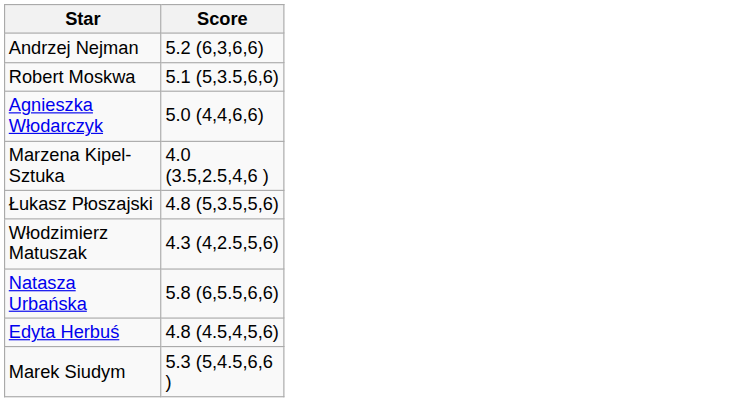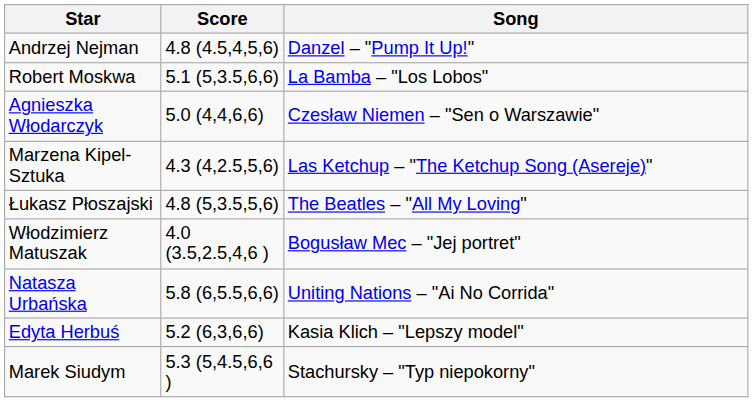+ column: (516, 18)
(215, 47) 5.2 (6,3,6,6) -> (222, 47) 4.8 (4.5,4,5,6)
(217, 165) 4.0 (3.5,2.5,4,6 ) -> (222, 165) 4.3 (4,2.5,5,6)
(222, 243) 4.3 (4,2.5,5,6) -> (217, 243) 4.0 (3.5,2.5,4,6 )
(222, 332) 4.8 (4.5,4,5,6) -> (215, 332) 5.2 (6,3,6,6)
